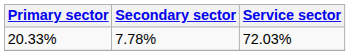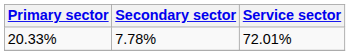(267, 38) 72.03% -> (267, 38) 72.01%
